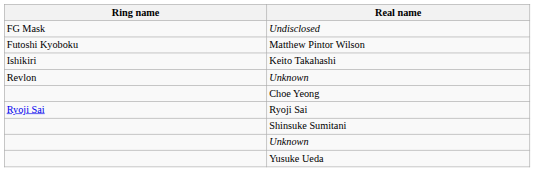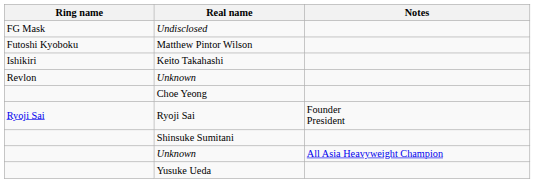+ column: (417, 12)
